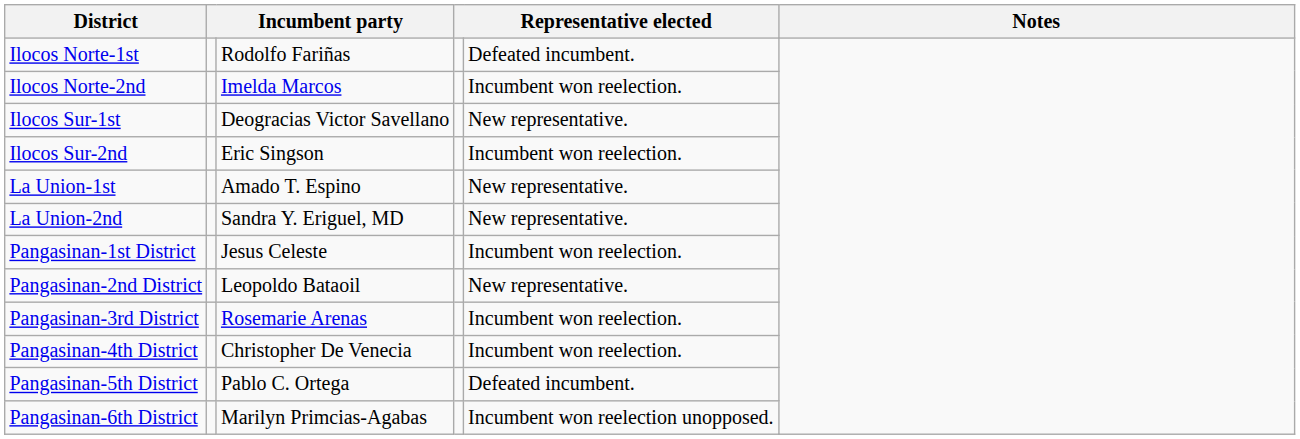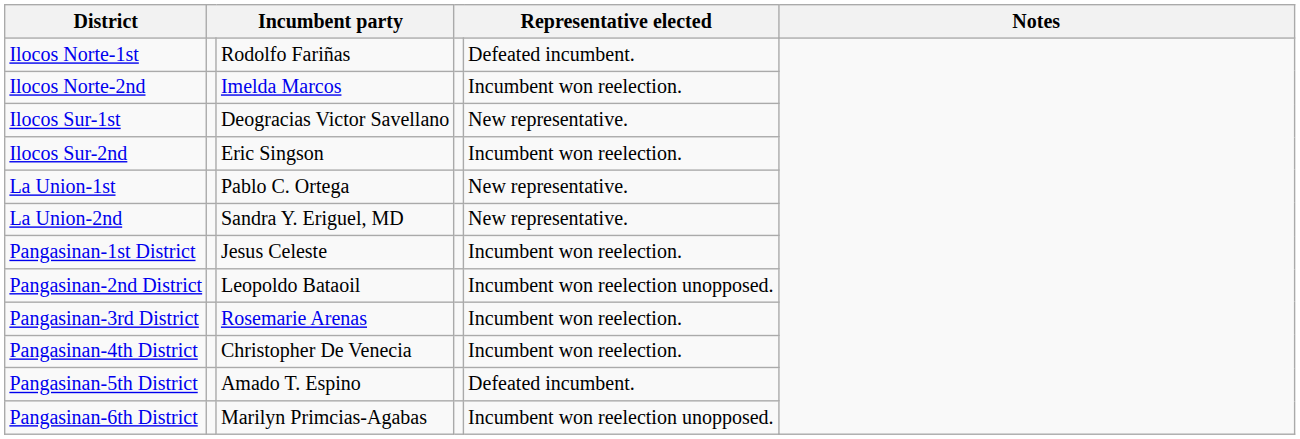(291, 186) Amado T. Espino -> (285, 186) Pablo C. Ortega
(548, 285) New representative. -> (621, 285) Incumbent won reelection unopposed.
(285, 384) Pablo C. Ortega -> (291, 384) Amado T. Espino
